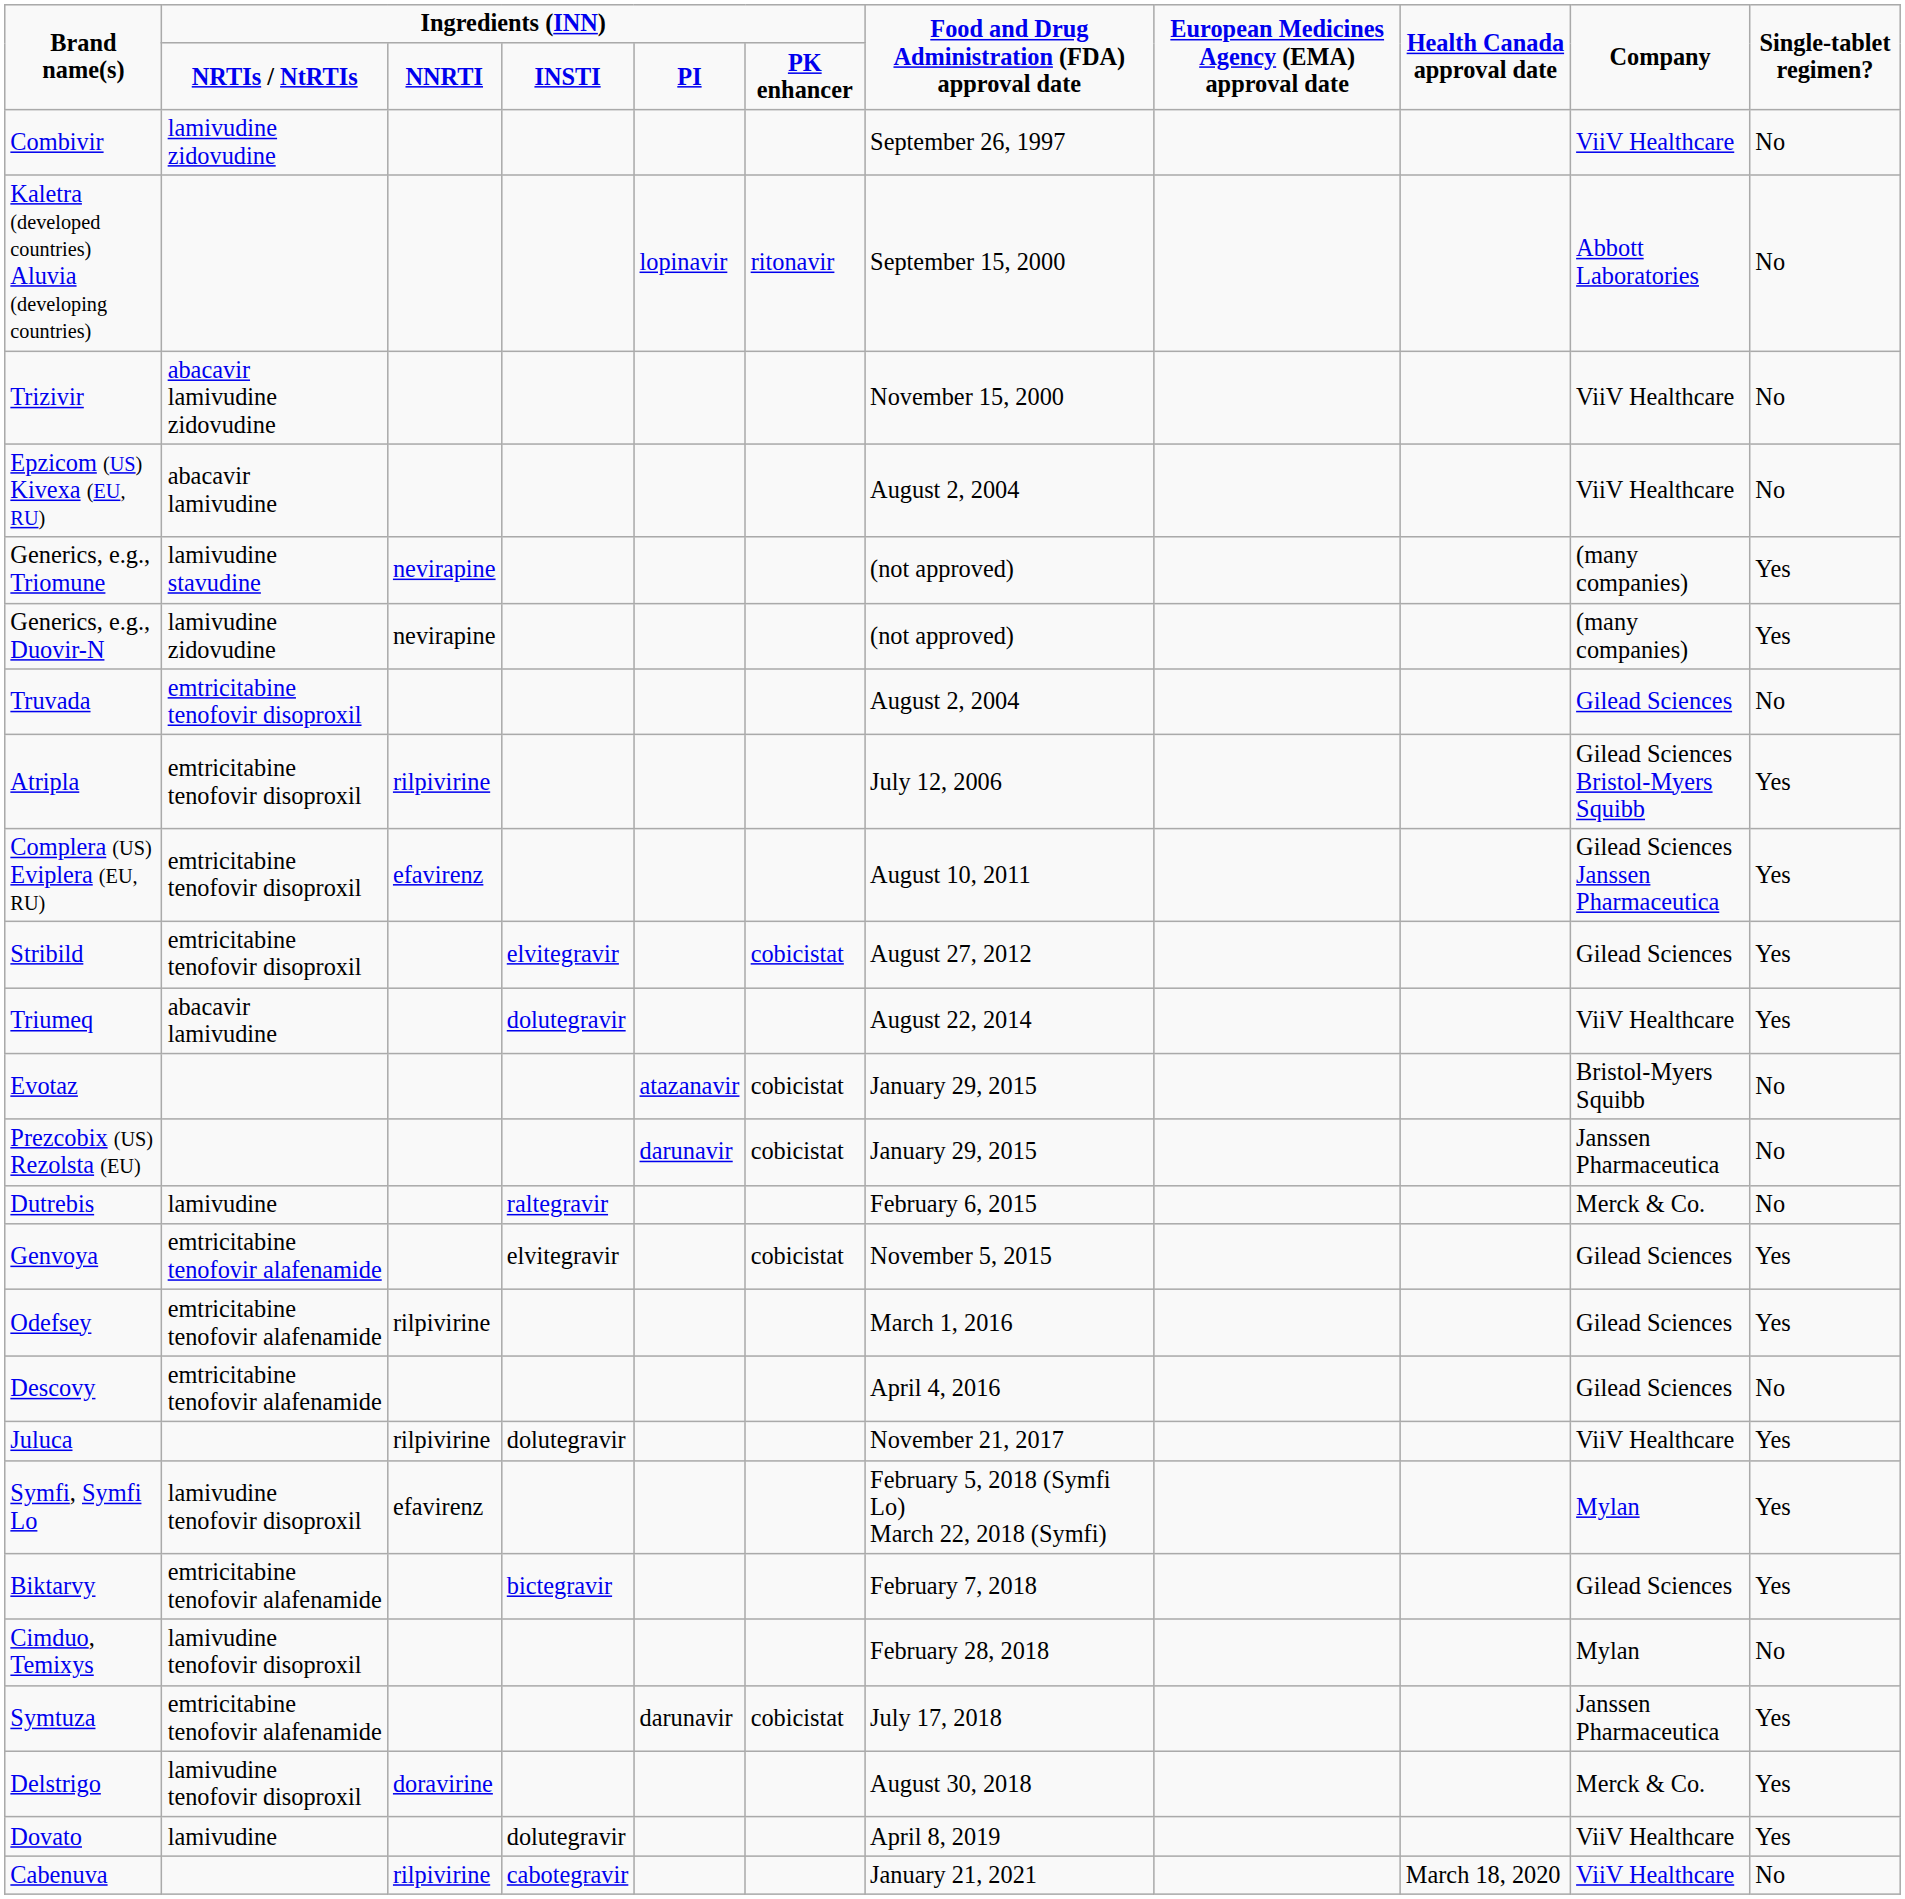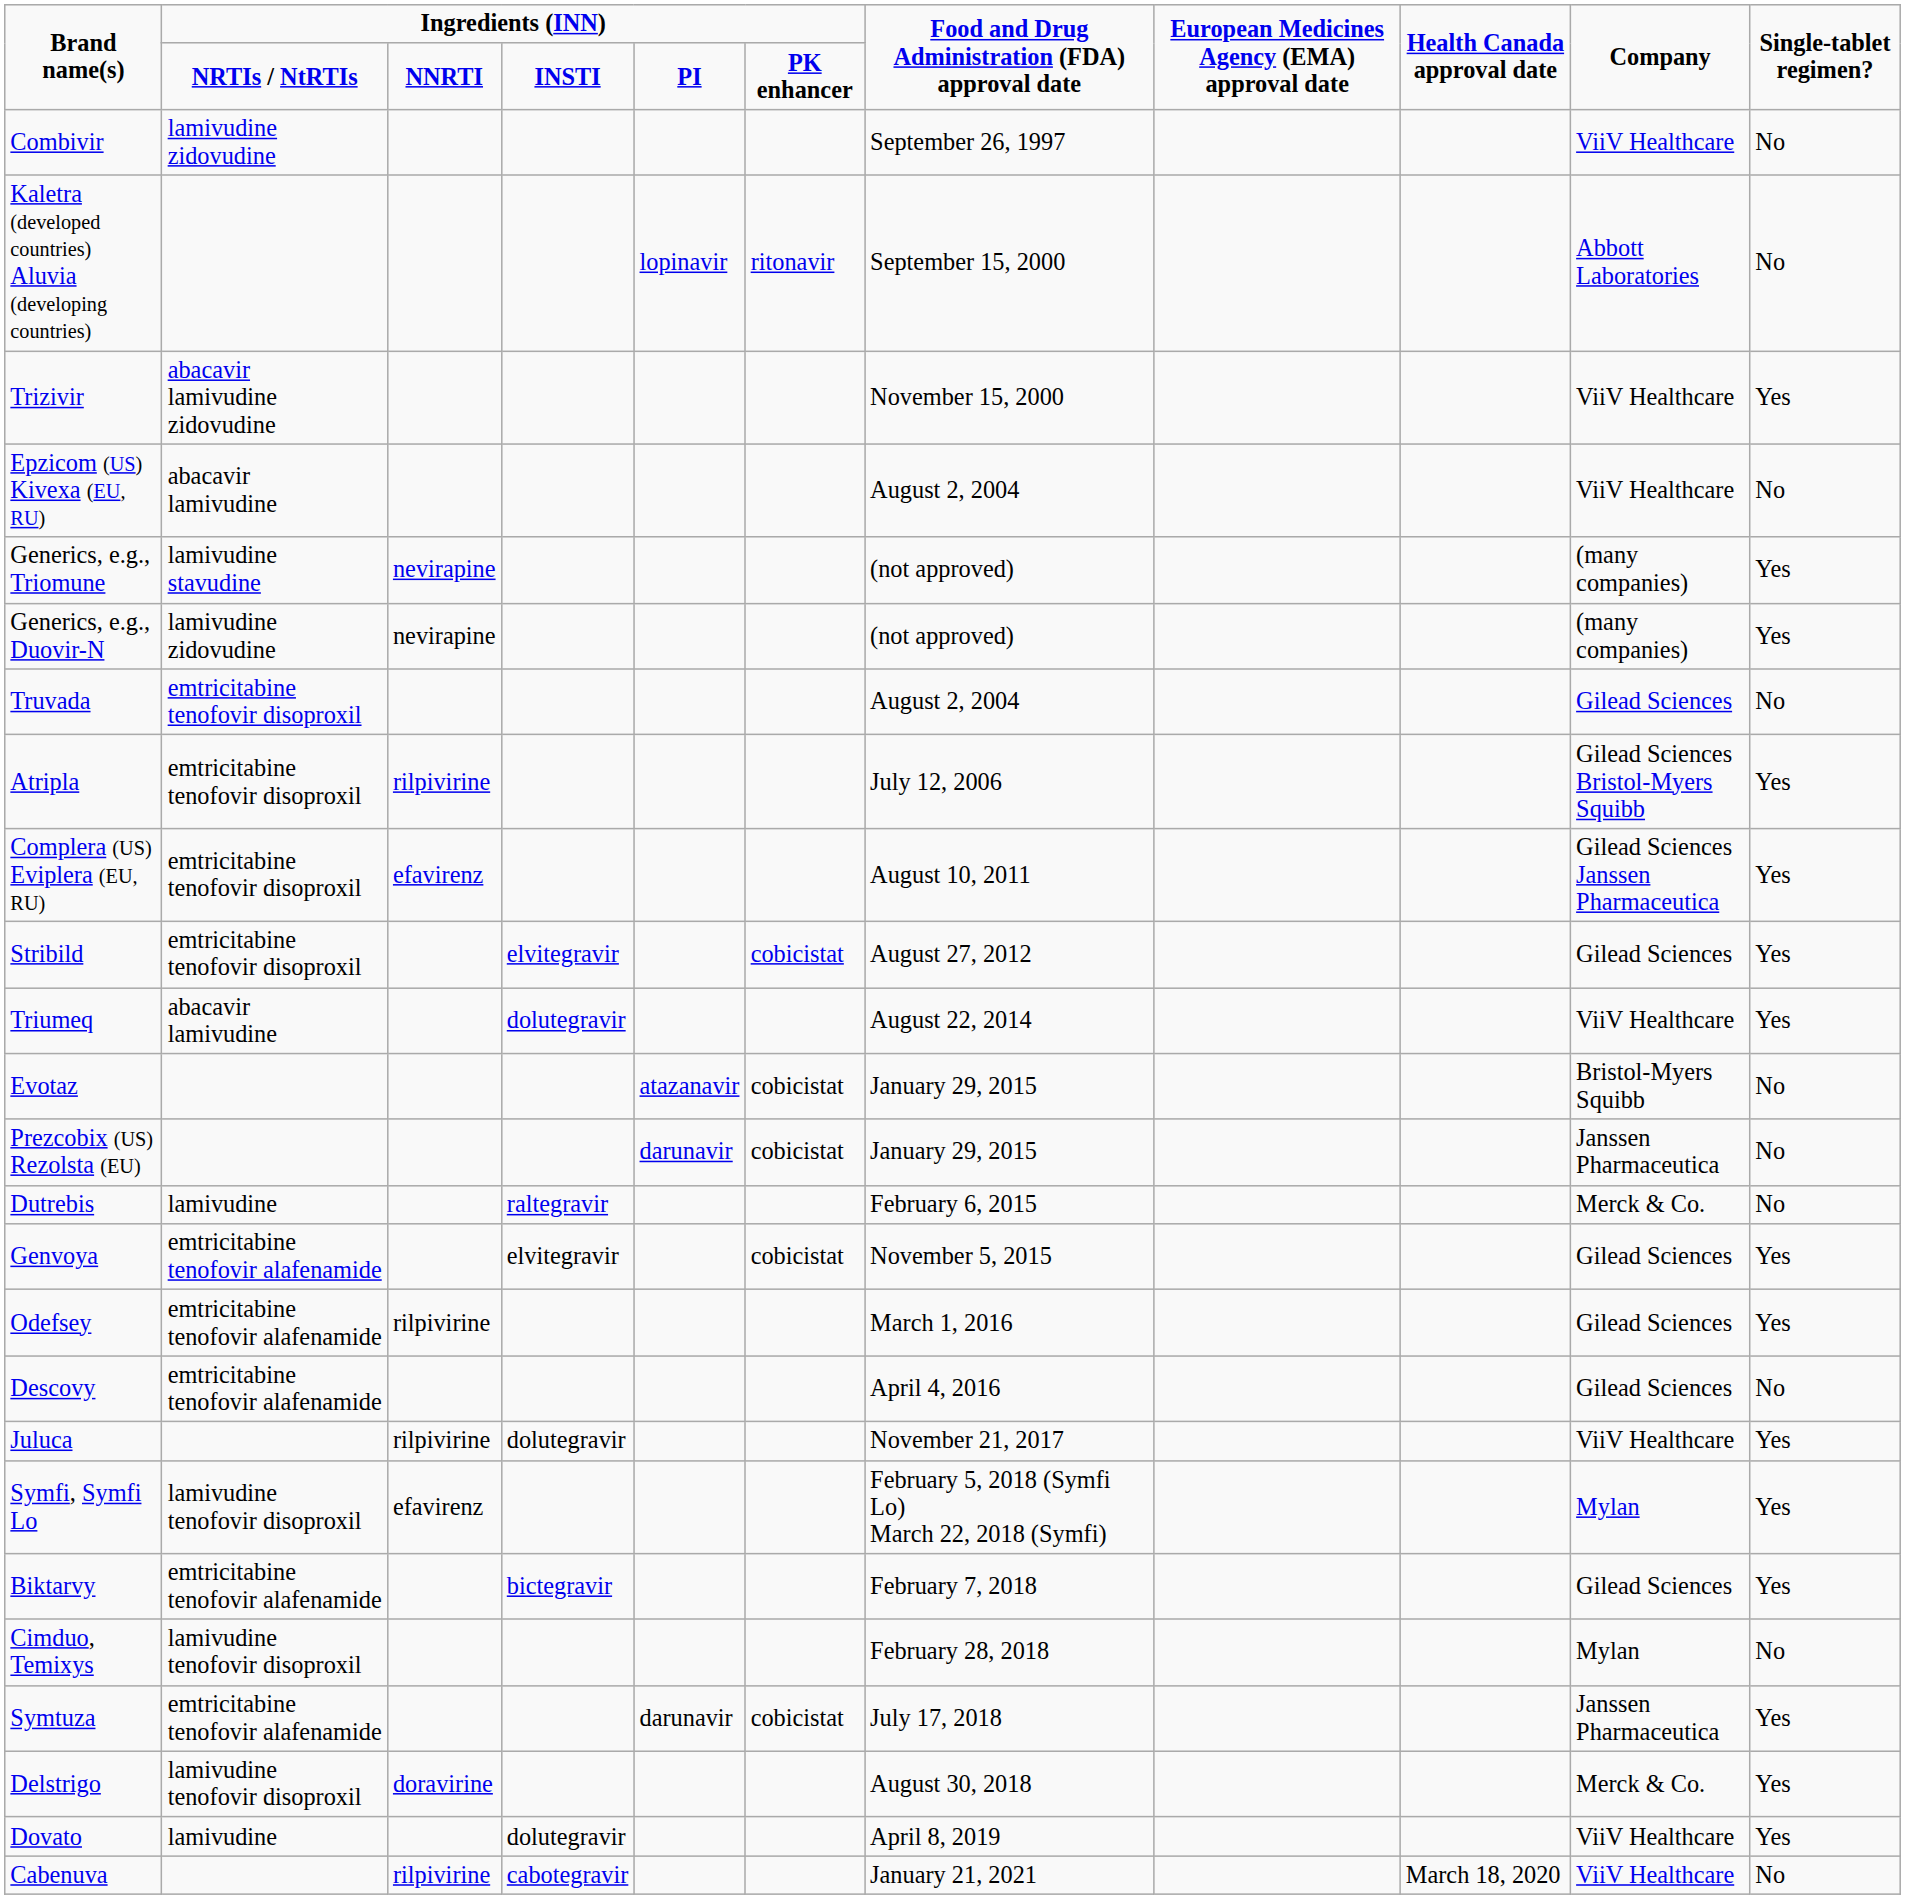(1770, 396) No -> (1773, 396) Yes
